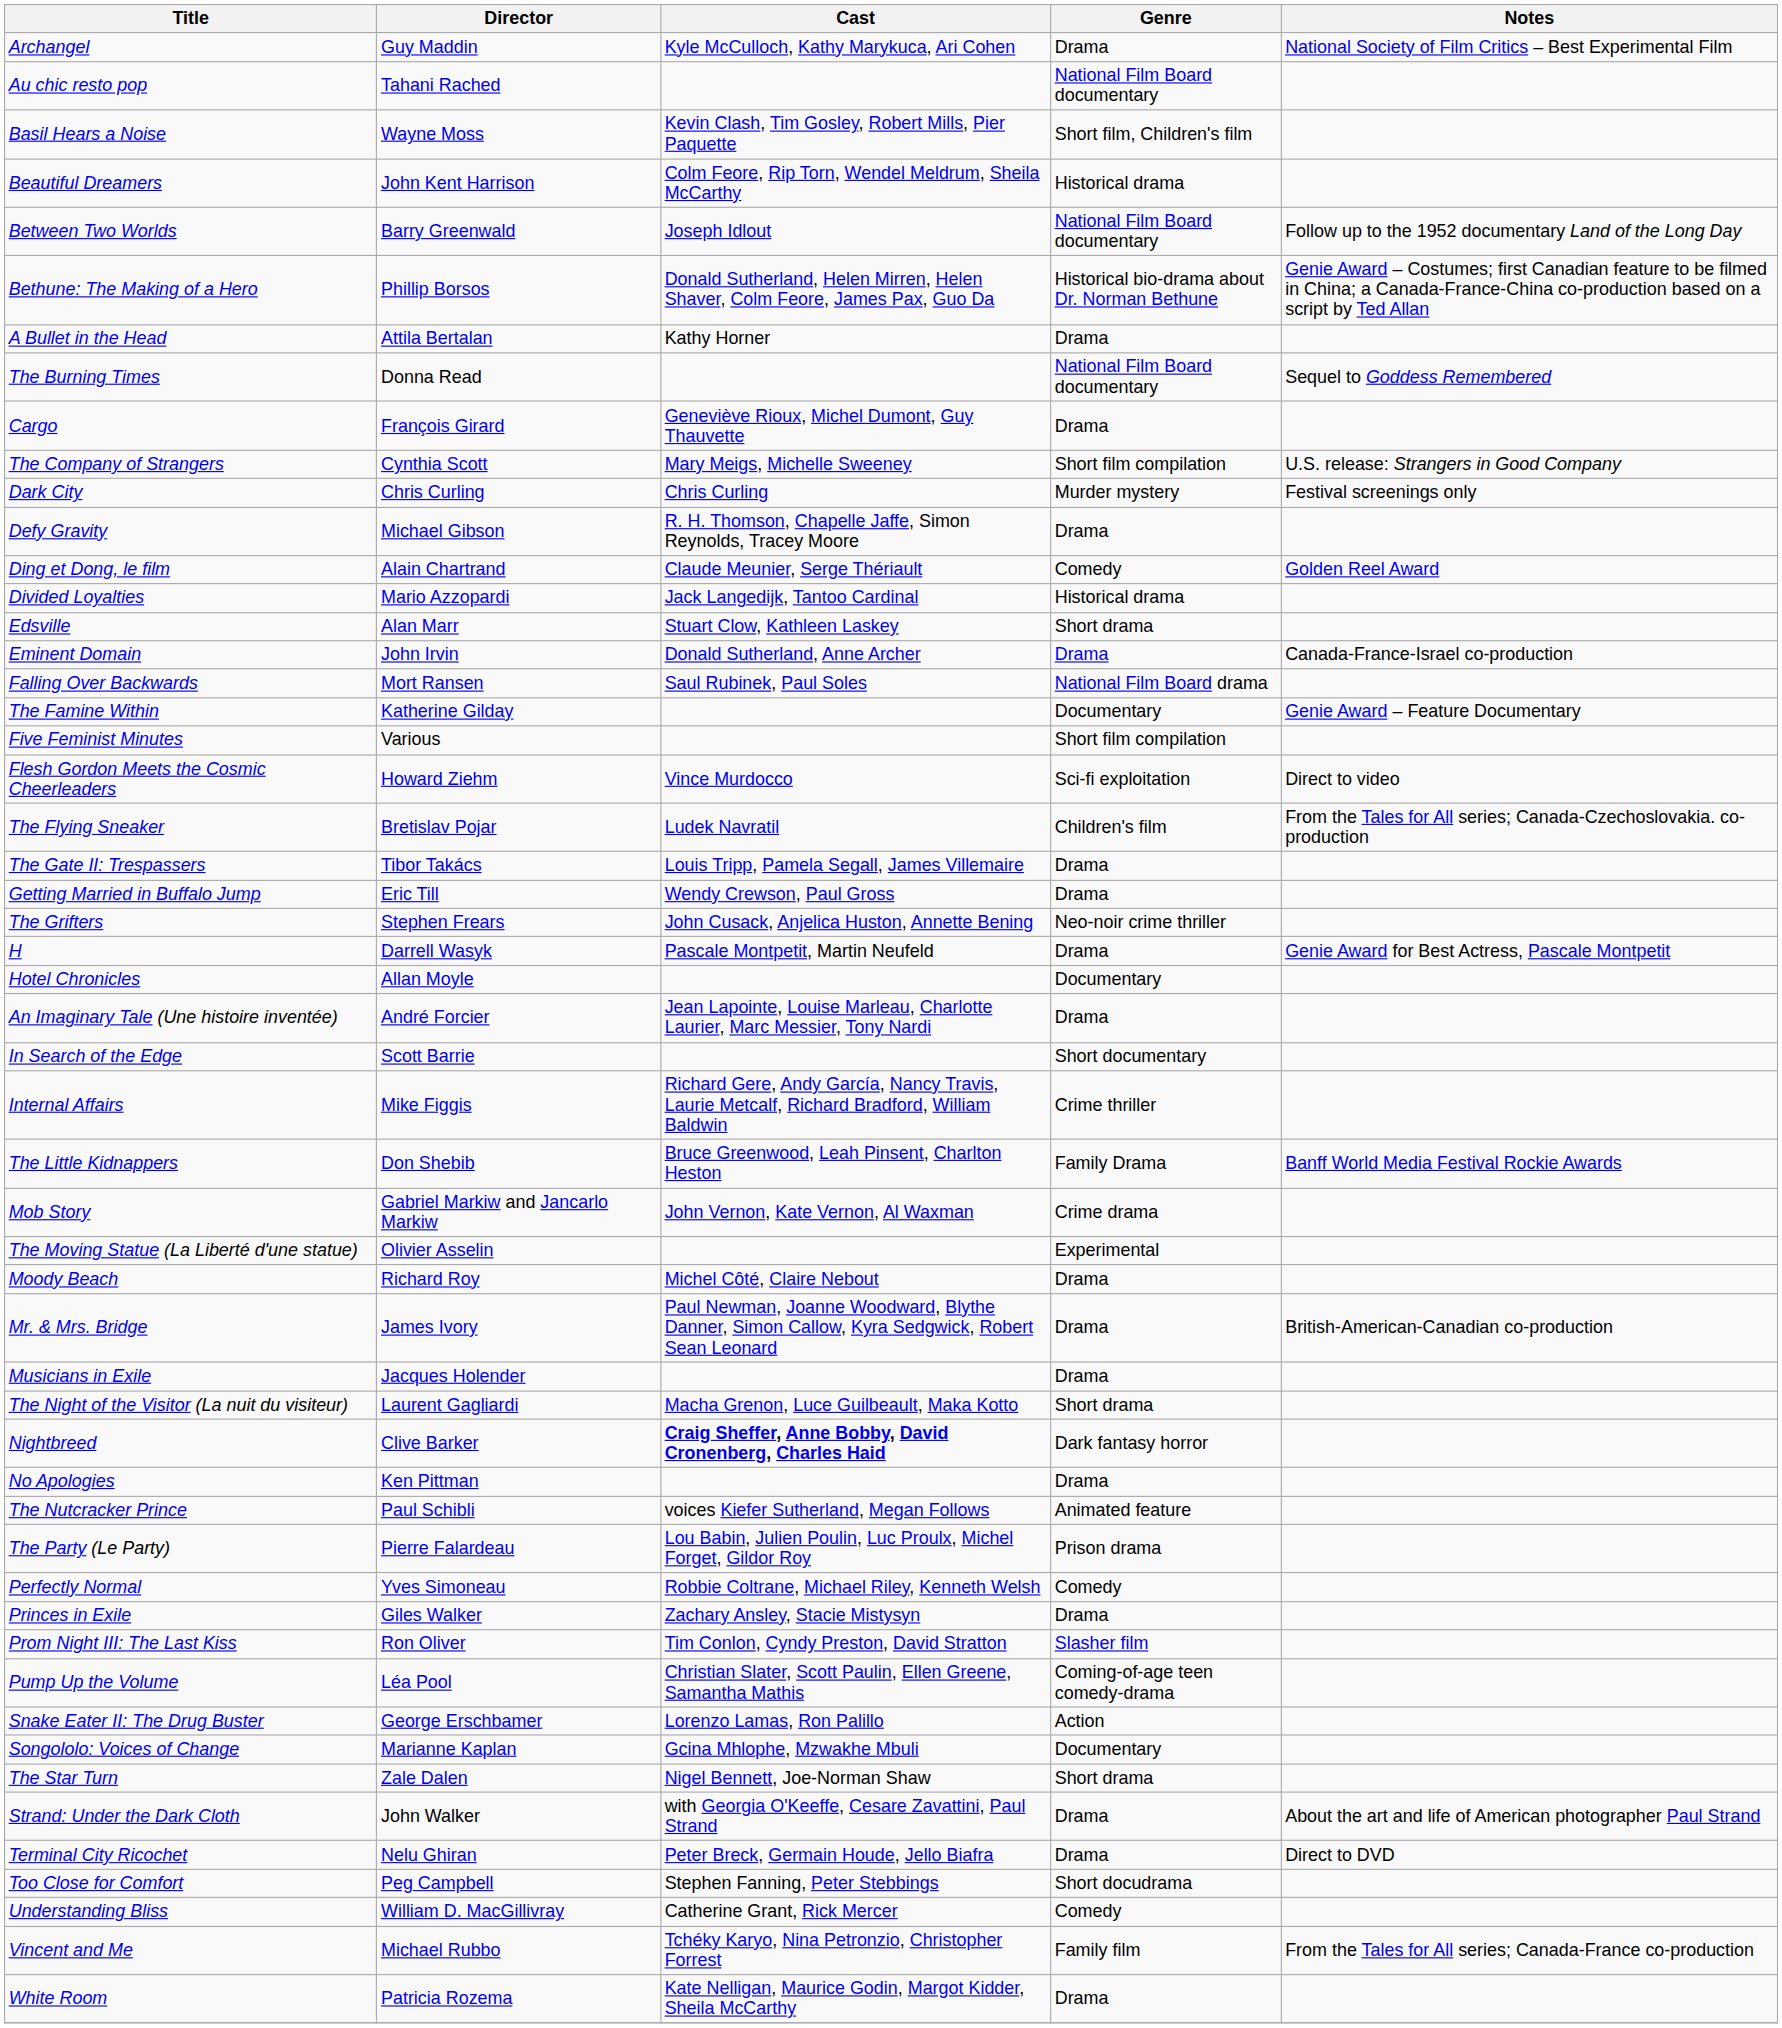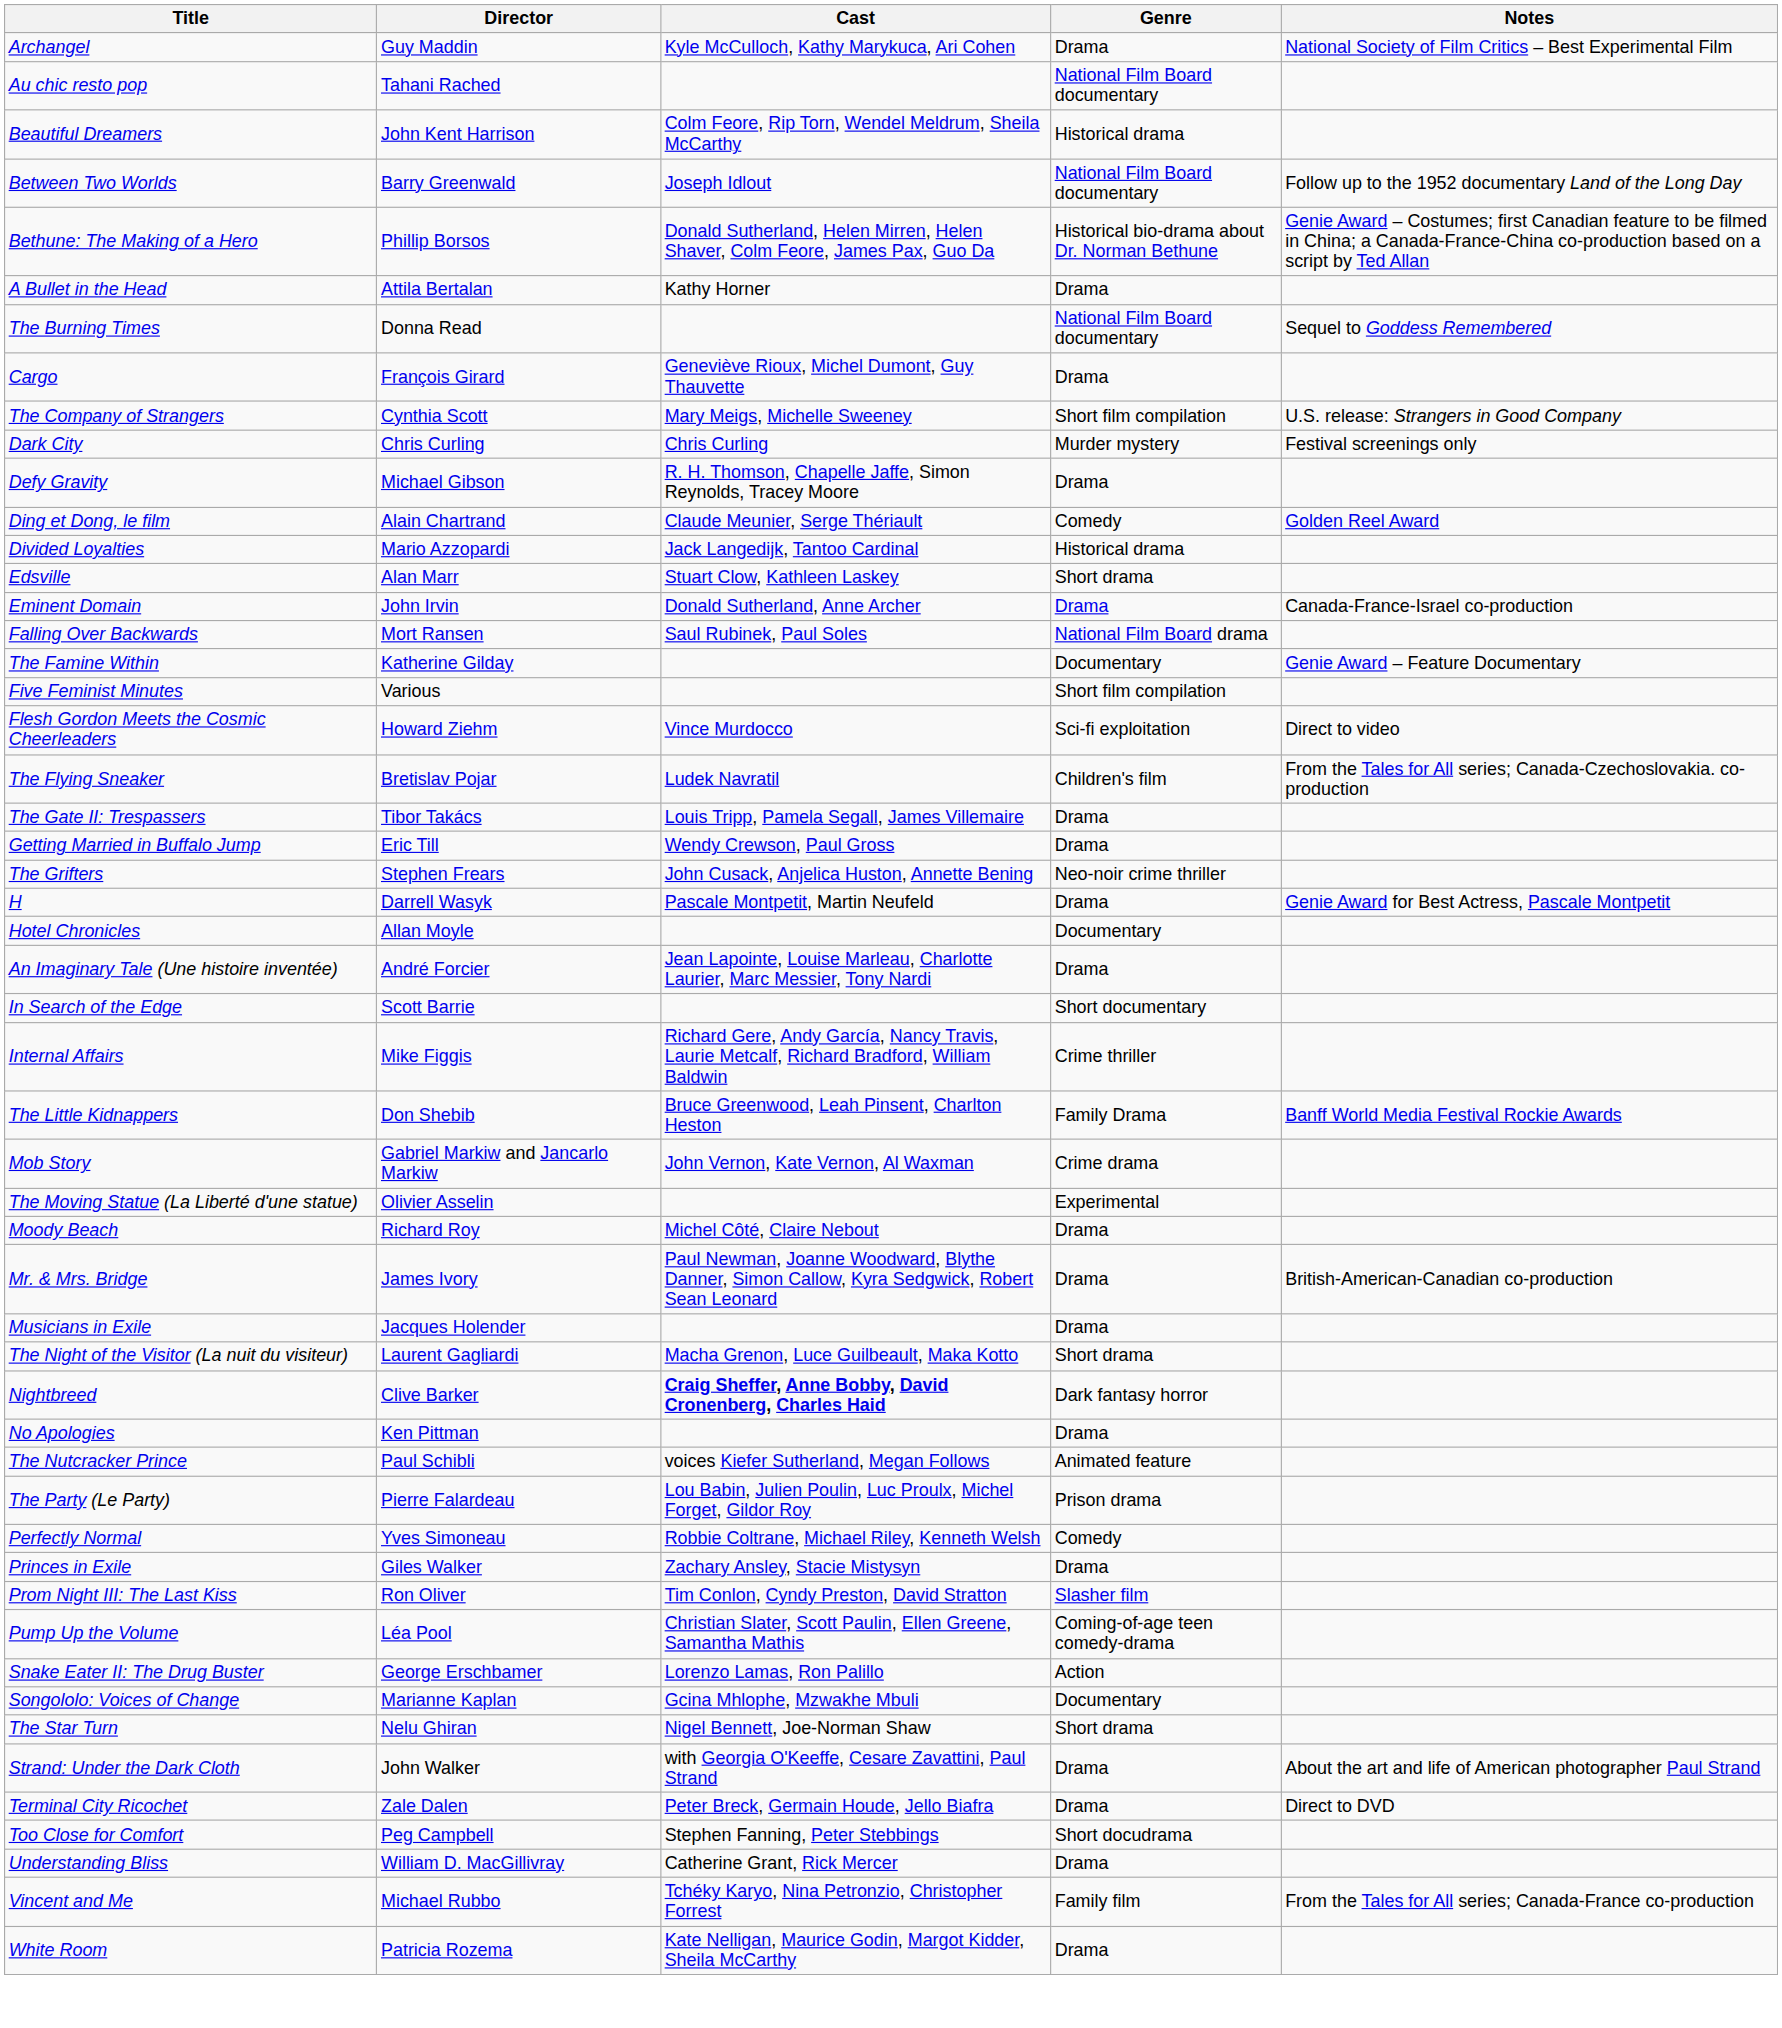- row: (87, 134)
(424, 1777) Zale Dalen -> (429, 1729) Nelu Ghiran
(429, 1854) Nelu Ghiran -> (424, 1806) Zale Dalen
(1088, 1911) Comedy -> (1082, 1863) Drama
